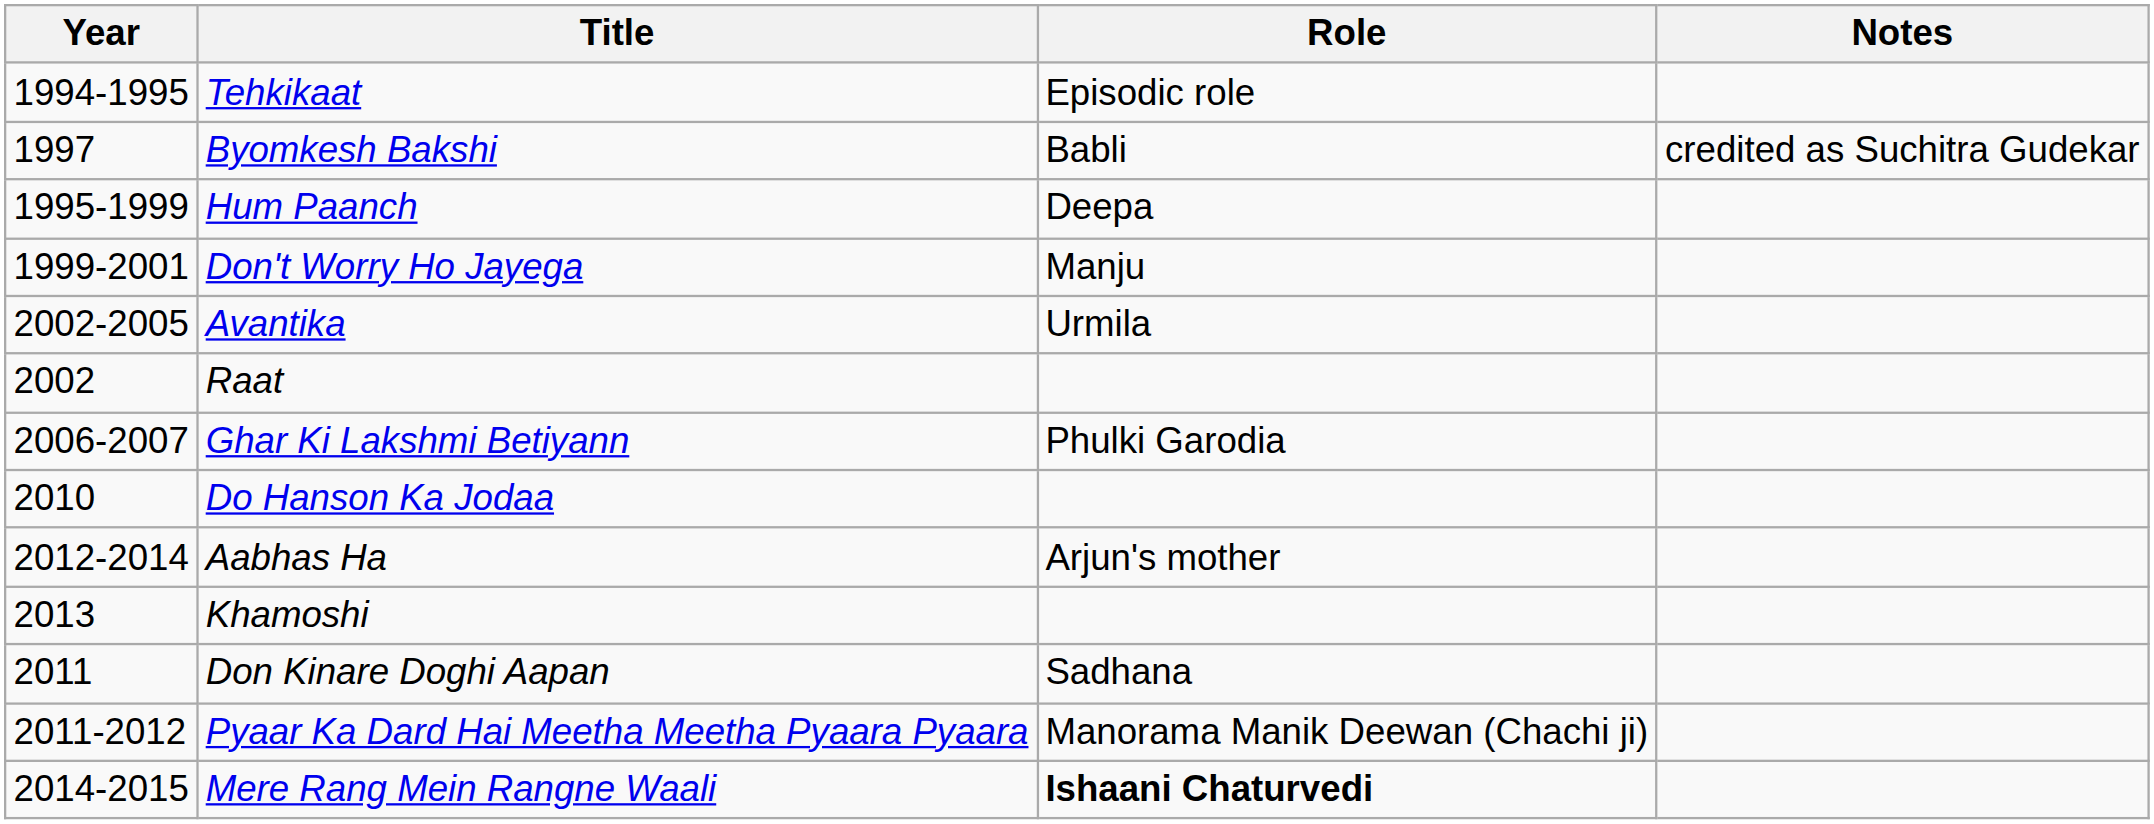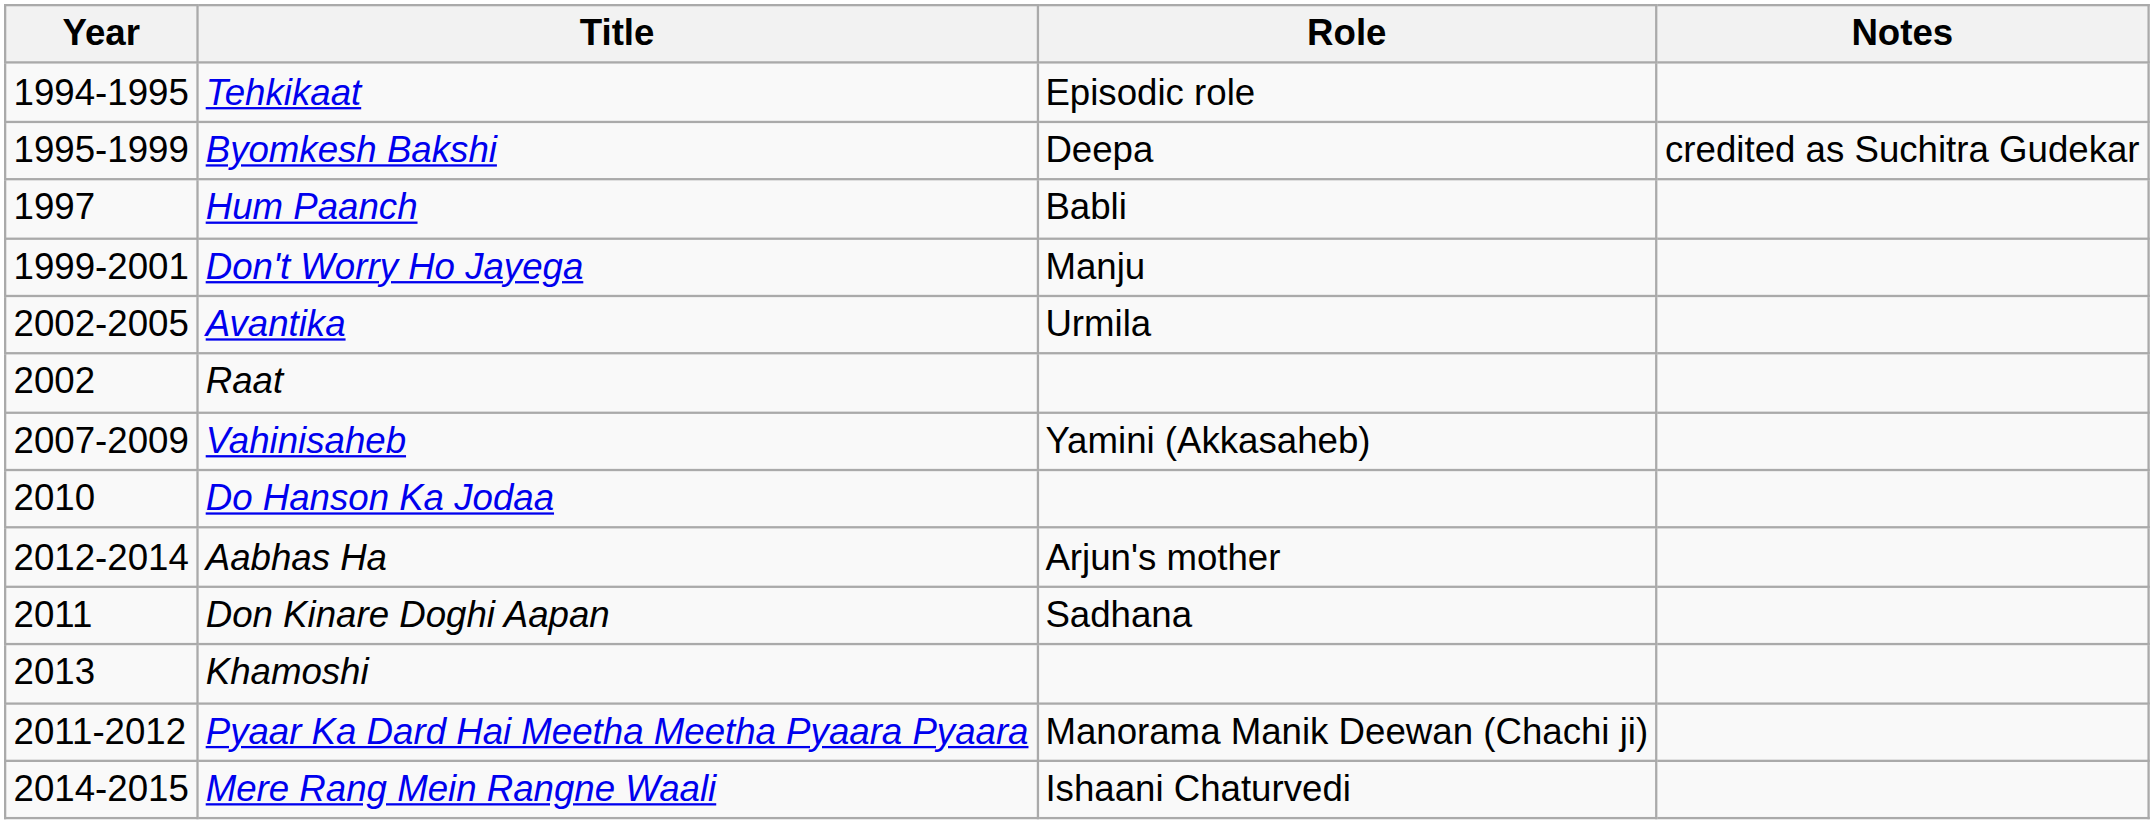(54, 149) 1997 -> (101, 149) 1995-1999
(1086, 149) Babli -> (1099, 149) Deepa
(101, 207) 1995-1999 -> (54, 207) 1997
(1099, 207) Deepa -> (1086, 207) Babli
- row: (418, 440)
+ row: (306, 440)
rows swapped: (408, 672) <-> (287, 614)
(1209, 788) bold -> (1198, 788) normal
